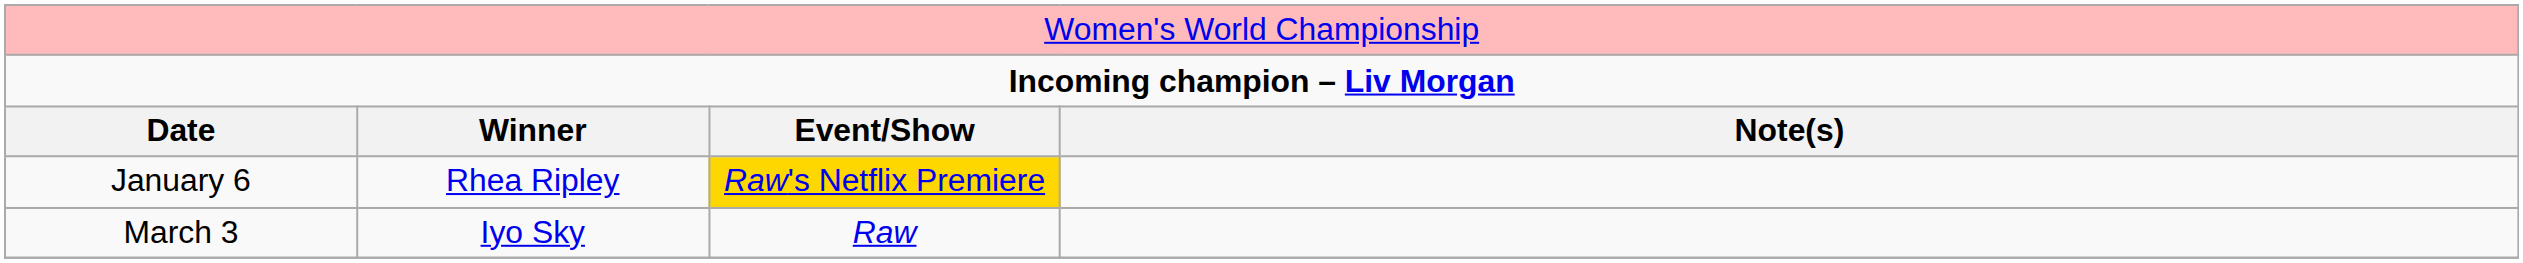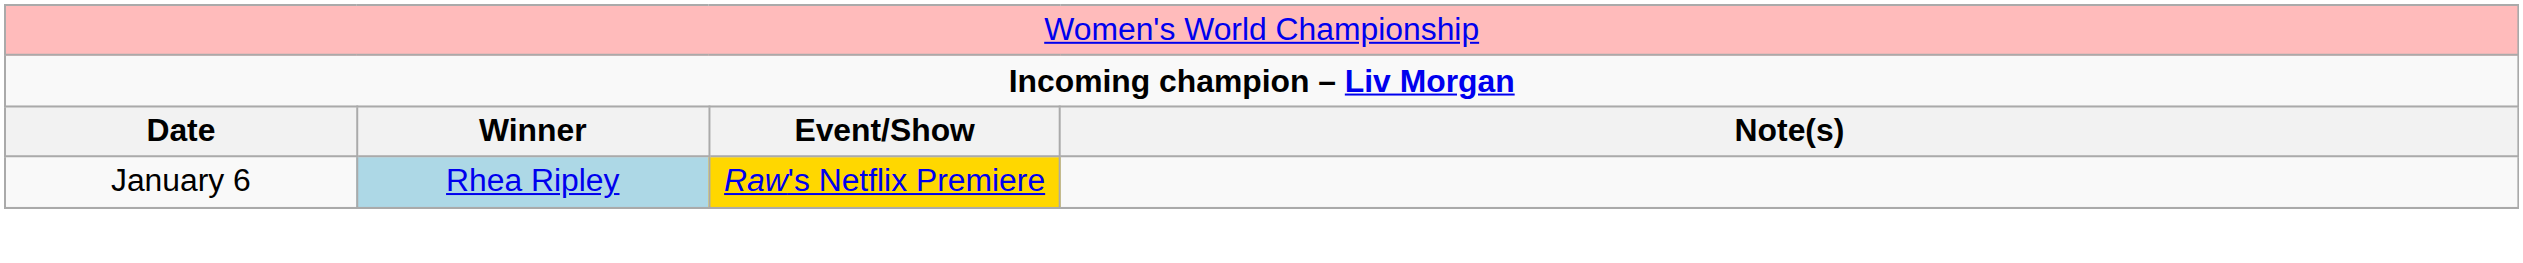(533, 181) no background -> (533, 181) lightblue background
- row: (181, 231)
